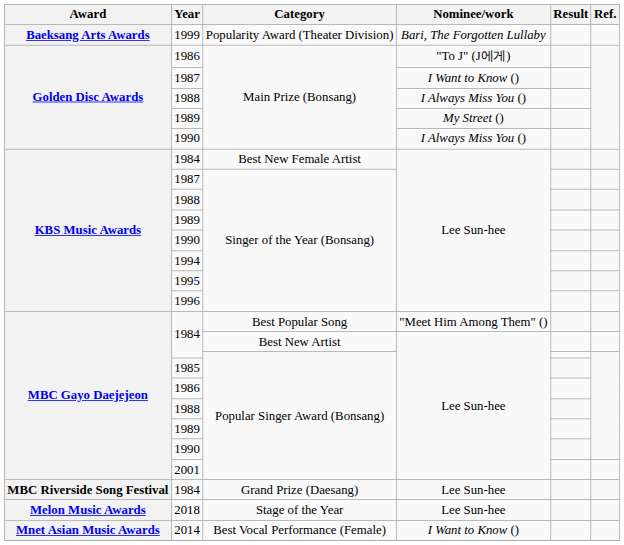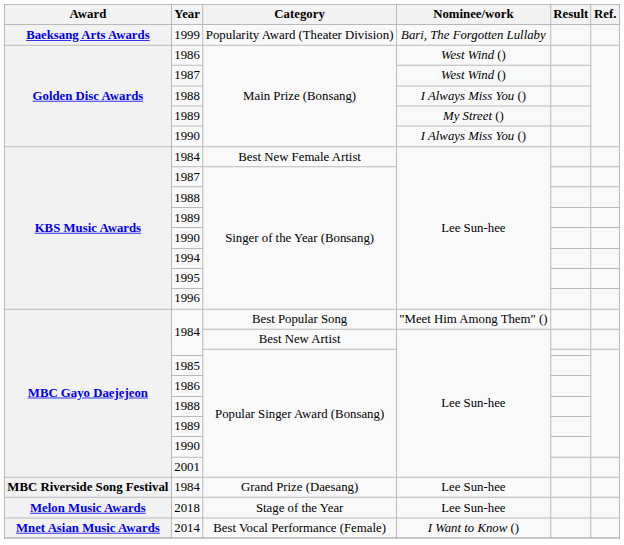(473, 56) "To J" (J에게) -> (473, 55) West Wind ()
(473, 77) I Want to Know () -> (473, 75) West Wind ()
